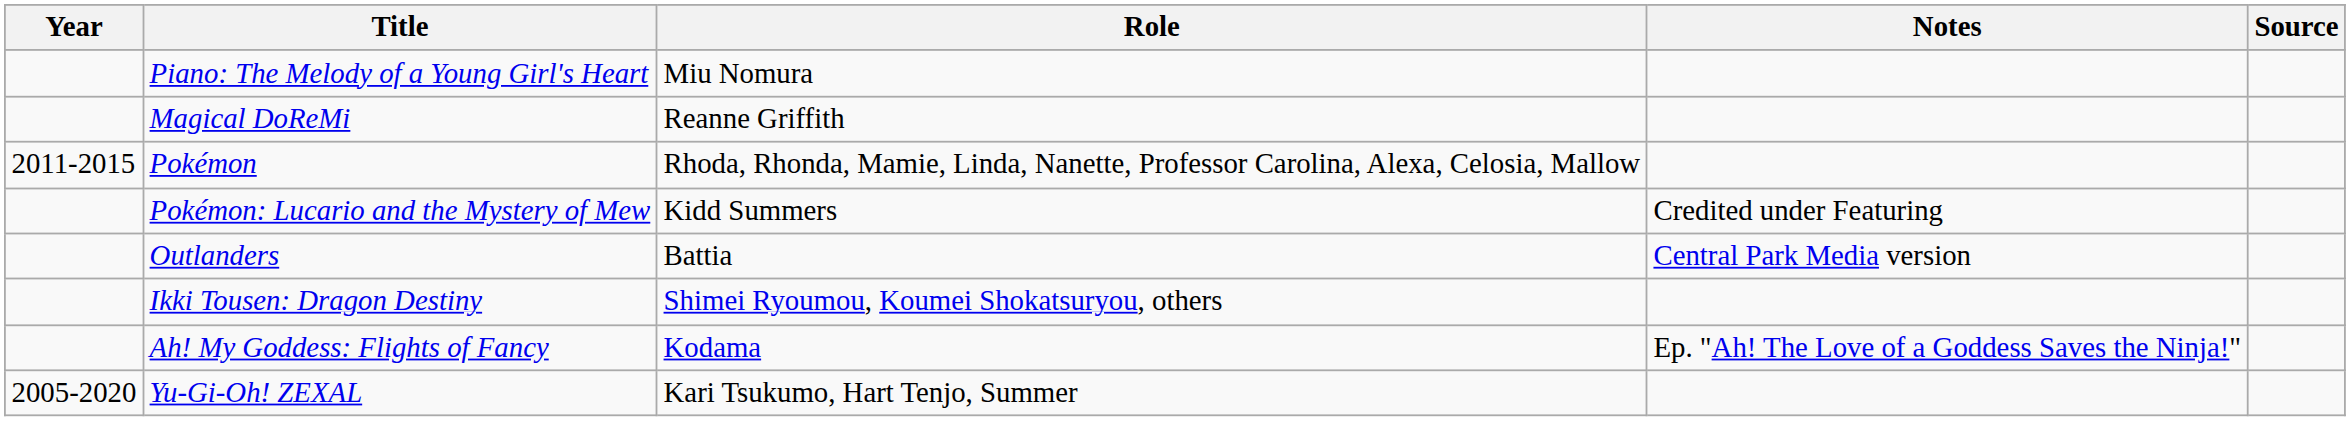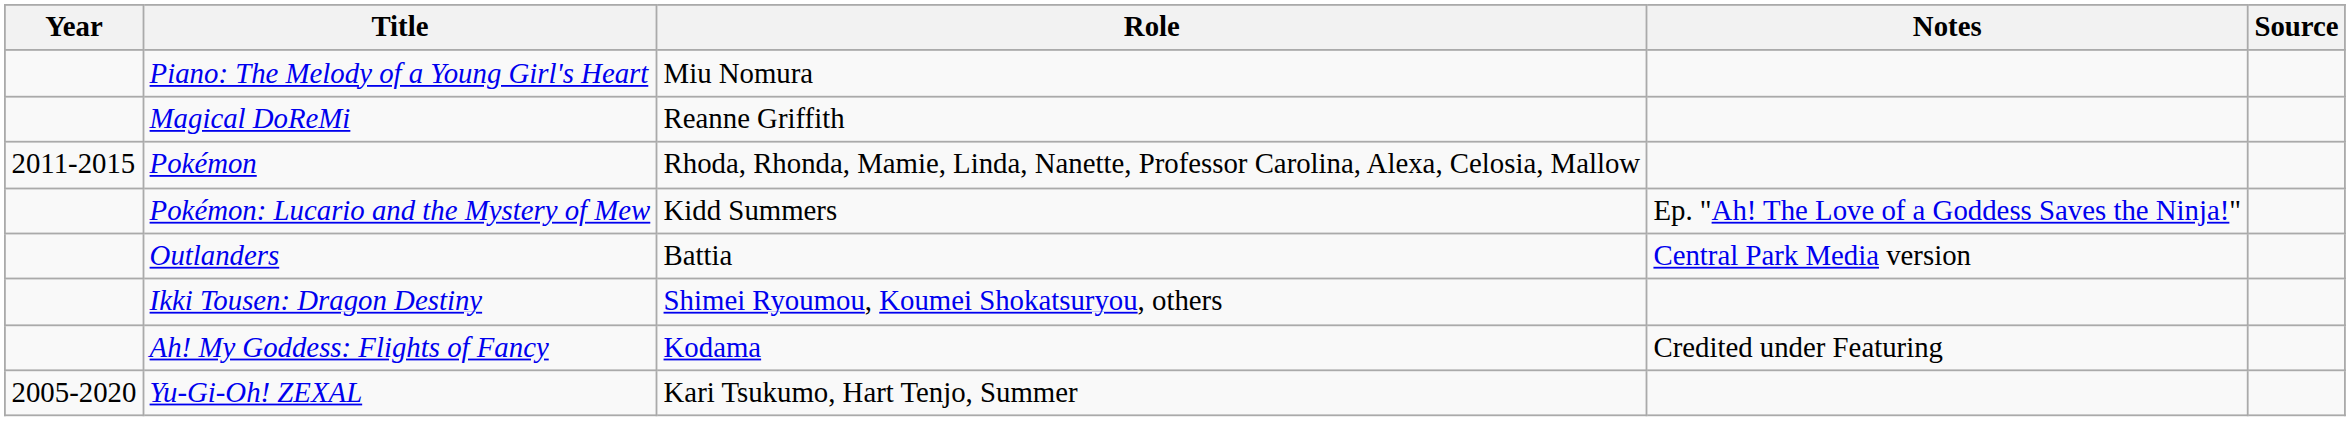(1798, 210) Credited under Featuring -> (1947, 210) Ep. "Ah! The Love of a Goddess Saves the Ninja!"
(1947, 347) Ep. "Ah! The Love of a Goddess Saves the Ninja!" -> (1798, 347) Credited under Featuring
